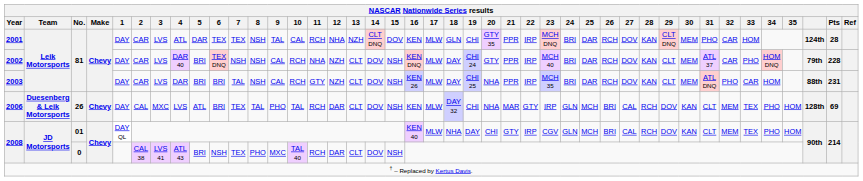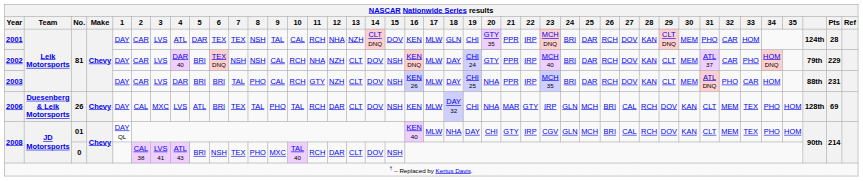(834, 60) 228 -> (834, 60) 229
(258, 81) NSH -> (258, 81) PHO
